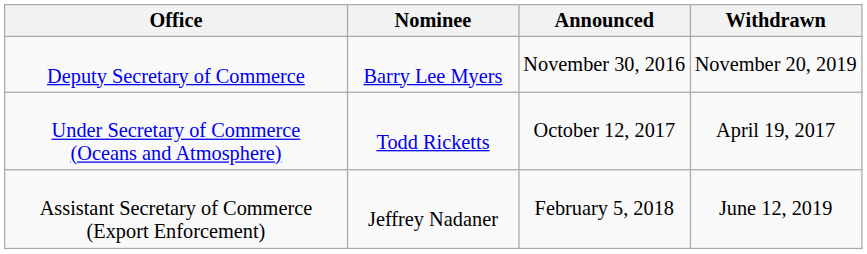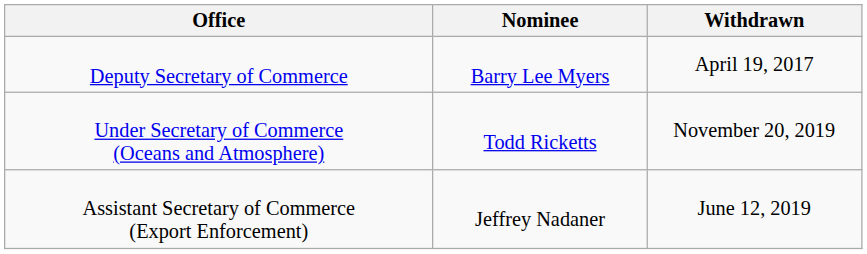- column: (604, 20)
(776, 64) November 20, 2019 -> (754, 64) April 19, 2017
(776, 130) April 19, 2017 -> (754, 130) November 20, 2019
